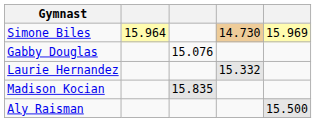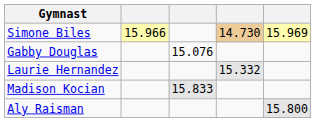(145, 33) 15.964 -> (145, 33) 15.966
(192, 89) 15.835 -> (192, 89) 15.833
(287, 108) 15.500 -> (287, 108) 15.800
